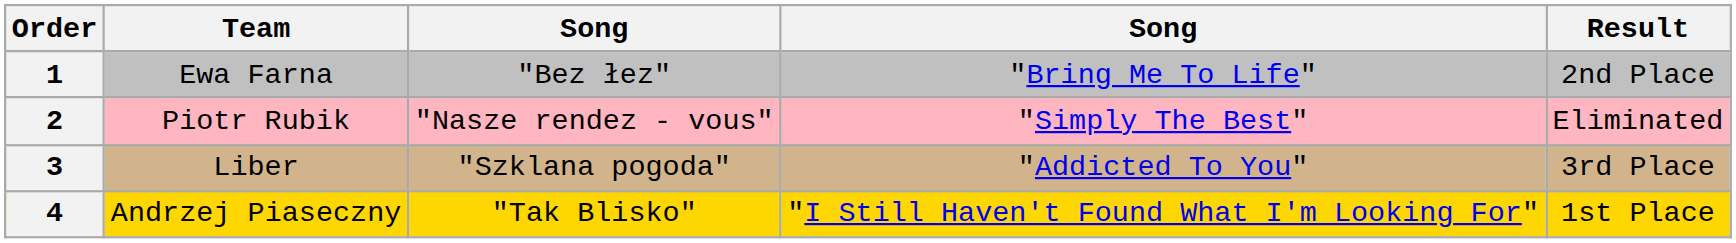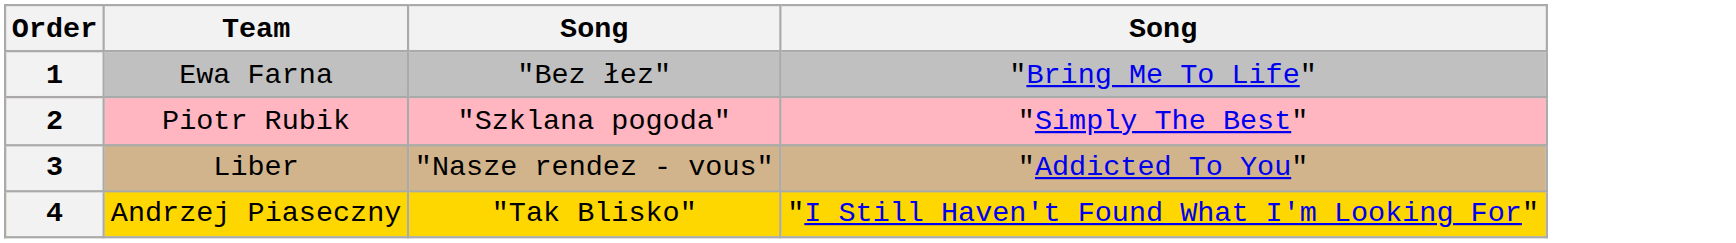- column: (1638, 28)
(594, 121) "Nasze rendez - vous" -> (594, 121) "Szklana pogoda"
(594, 167) "Szklana pogoda" -> (594, 167) "Nasze rendez - vous"
